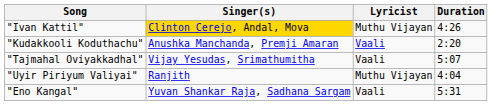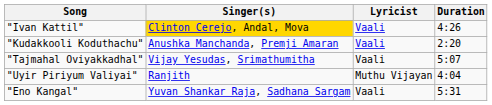(394, 29) Muthu Vijayan -> (370, 29) Vaali
